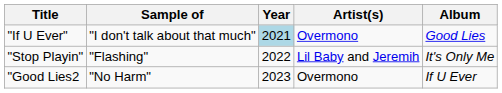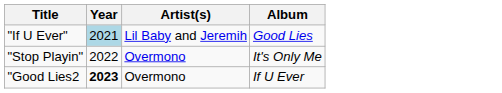- column: (172, 14)
(328, 35) Overmono -> (186, 35) Lil Baby and Jeremih
(358, 56) Lil Baby and Jeremih -> (155, 56) Overmono
(276, 77) normal -> (104, 77) bold
